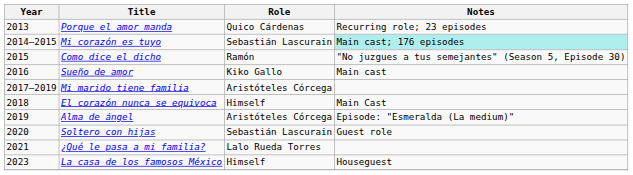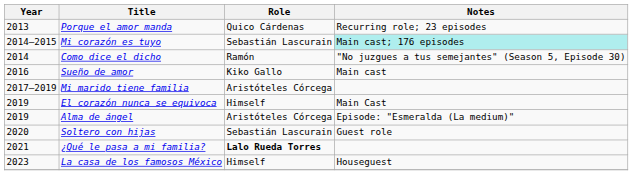(18, 57) 2015 -> (18, 57) 2014
(18, 102) 2018 -> (18, 102) 2019
(274, 147) normal -> (274, 147) bold
